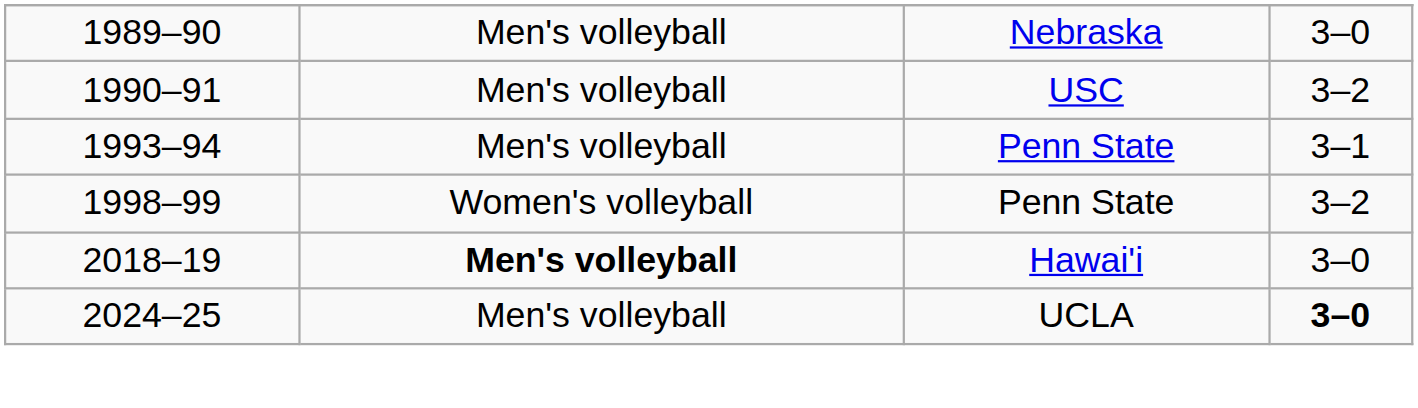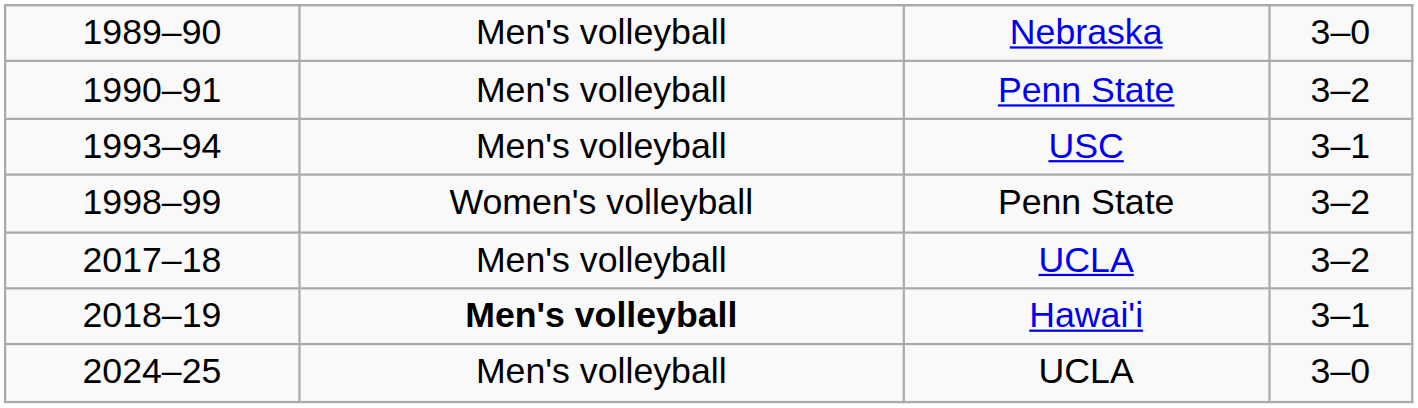(1086, 89) USC -> (1086, 89) Penn State
(1086, 145) Penn State -> (1086, 145) USC
+ row: (152, 259)
(1340, 259) 3–0 -> (1340, 315) 3–1
(1340, 315) bold -> (1340, 372) normal
